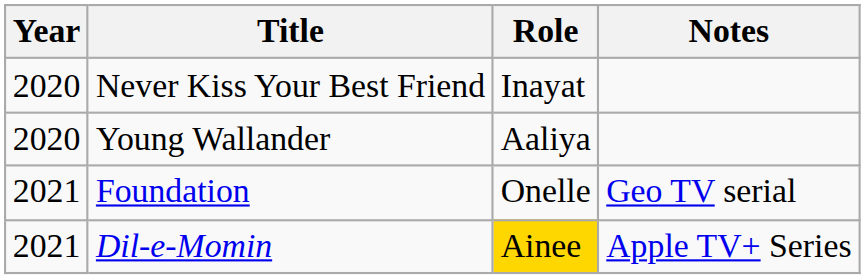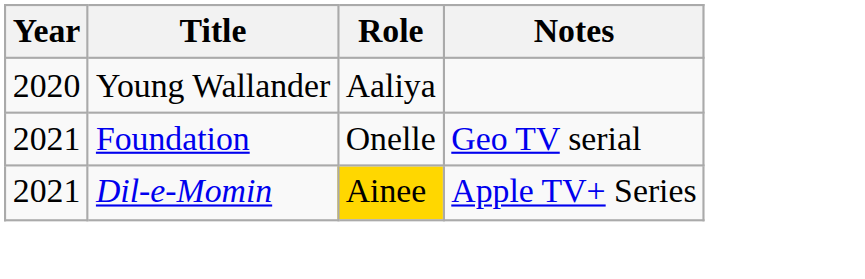- row: (291, 84)
